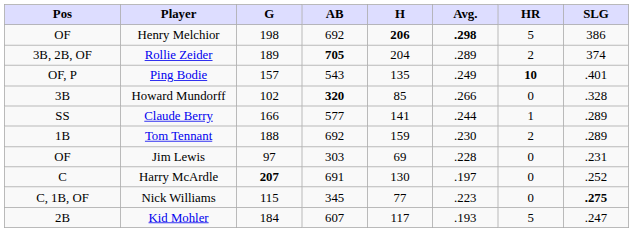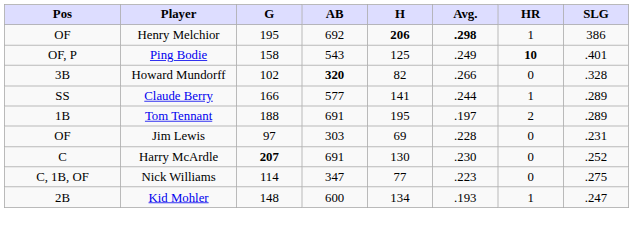(269, 34) 198 -> (269, 34) 195
(531, 34) 5 -> (531, 34) 1
- row: (179, 55)
(269, 75) 157 -> (269, 55) 158
(400, 75) 135 -> (400, 55) 125
(400, 95) 85 -> (400, 75) 82
(335, 136) 692 -> (335, 116) 691
(400, 136) 159 -> (400, 116) 195
(465, 136) .230 -> (465, 116) .197
(465, 177) .197 -> (465, 156) .230
(269, 197) 115 -> (269, 177) 114
(335, 197) 345 -> (335, 177) 347
(596, 197) bold -> (596, 177) normal
(269, 217) 184 -> (269, 197) 148
(335, 217) 607 -> (335, 197) 600
(400, 217) 117 -> (400, 197) 134
(531, 217) 5 -> (531, 197) 1
